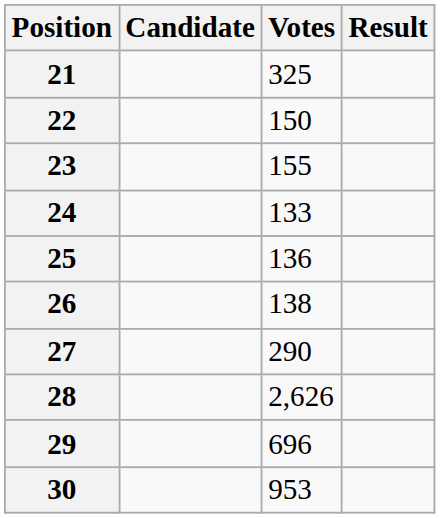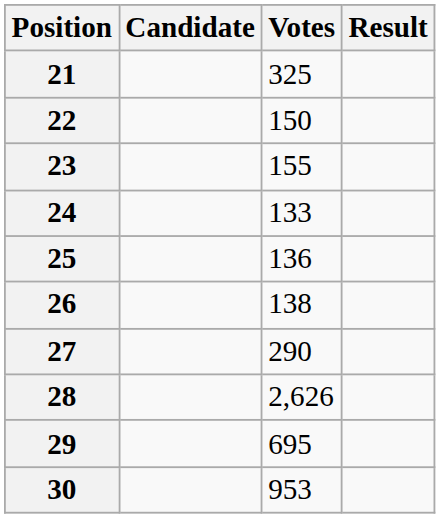(290, 443) 696 -> (290, 443) 695
